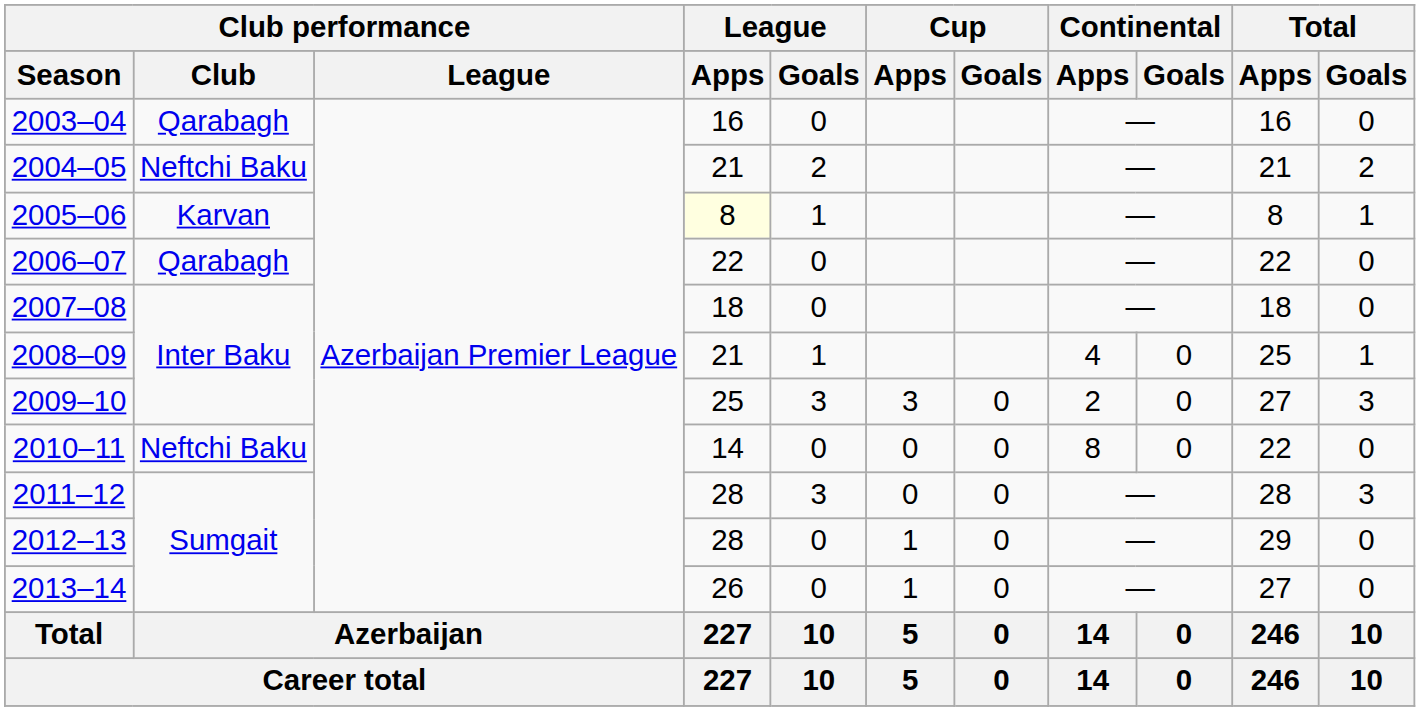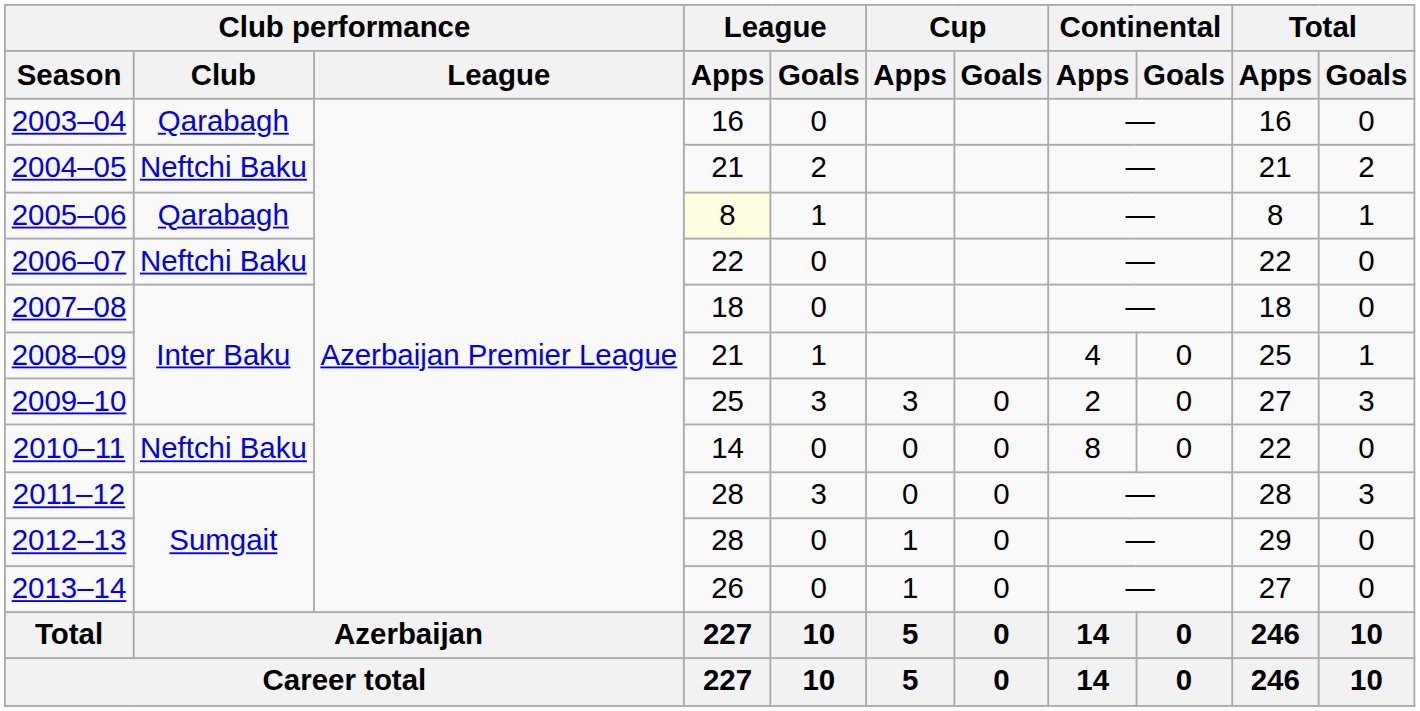(223, 214) Karvan -> (223, 214) Qarabagh
(223, 261) Qarabagh -> (223, 261) Neftchi Baku
